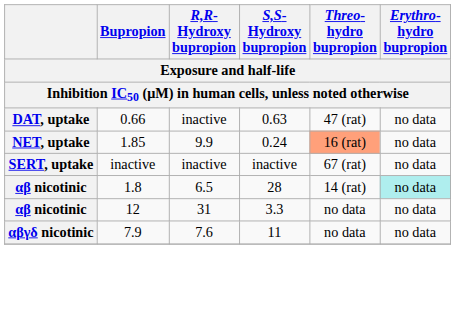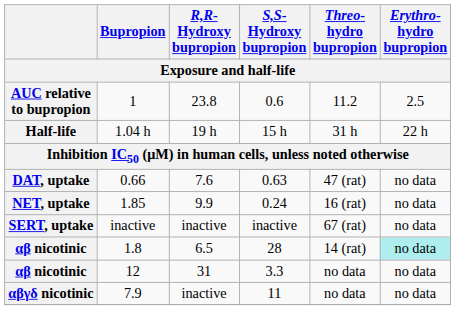+ row: (133, 101)
+ row: (133, 131)
(204, 119) inactive -> (204, 180) 7.6
(345, 142) lightsalmon background -> (345, 203) no background
(204, 232) 7.6 -> (204, 293) inactive
